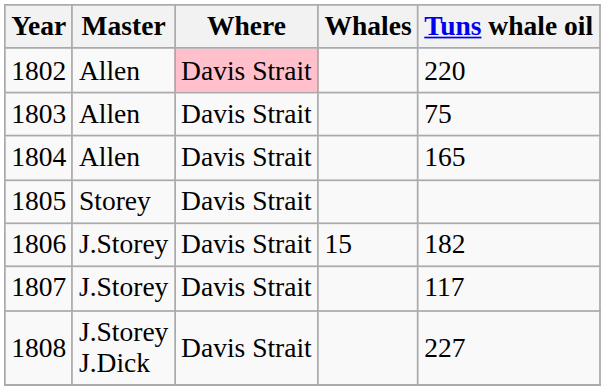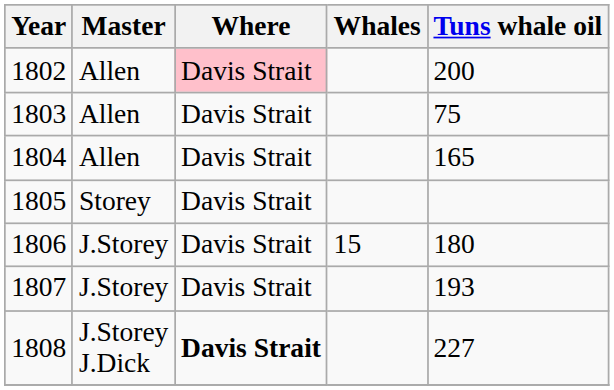(445, 69) 220 -> (454, 69) 200
(445, 244) 182 -> (454, 244) 180
(444, 288) 117 -> (454, 288) 193
(246, 347) normal -> (251, 347) bold
